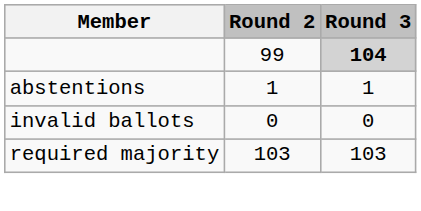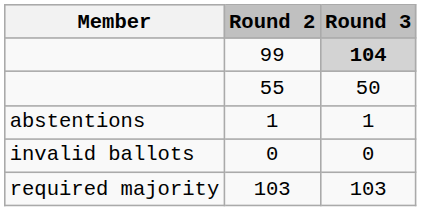+ row: (272, 88)
